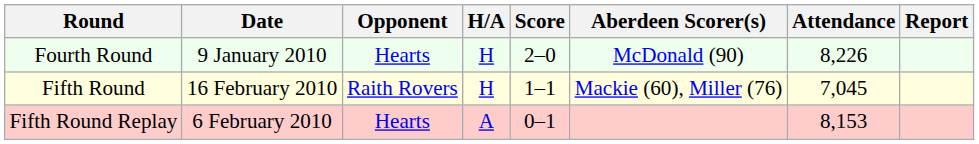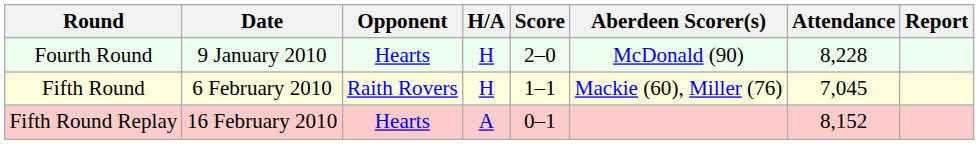(844, 54) 8,226 -> (844, 54) 8,228
(262, 88) 16 February 2010 -> (262, 88) 6 February 2010
(262, 121) 6 February 2010 -> (262, 121) 16 February 2010
(844, 121) 8,153 -> (844, 121) 8,152
